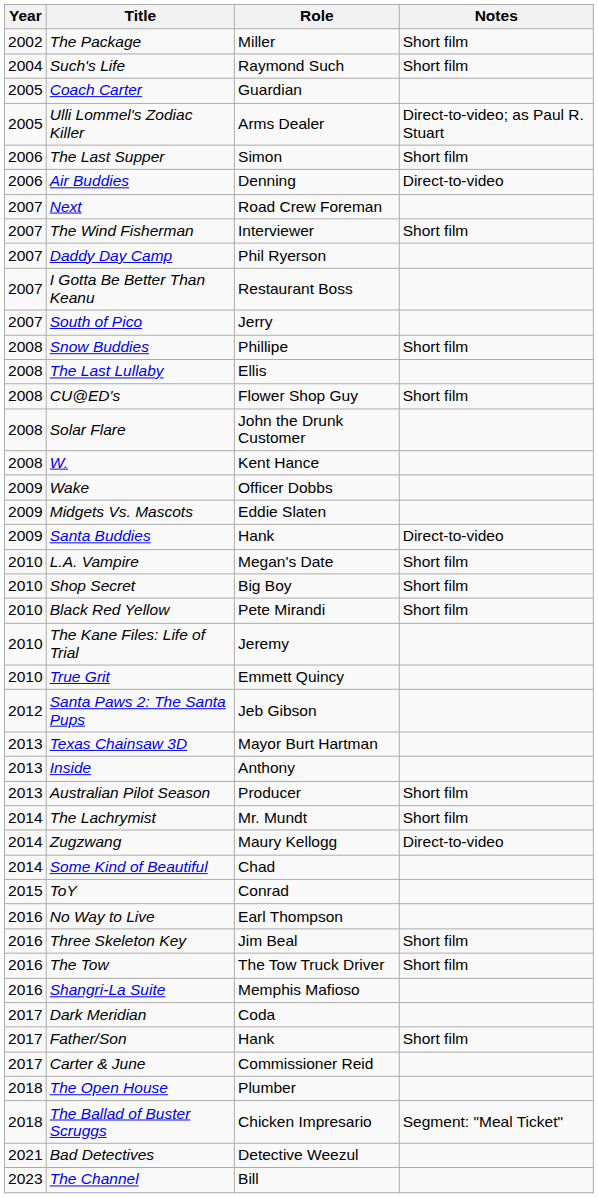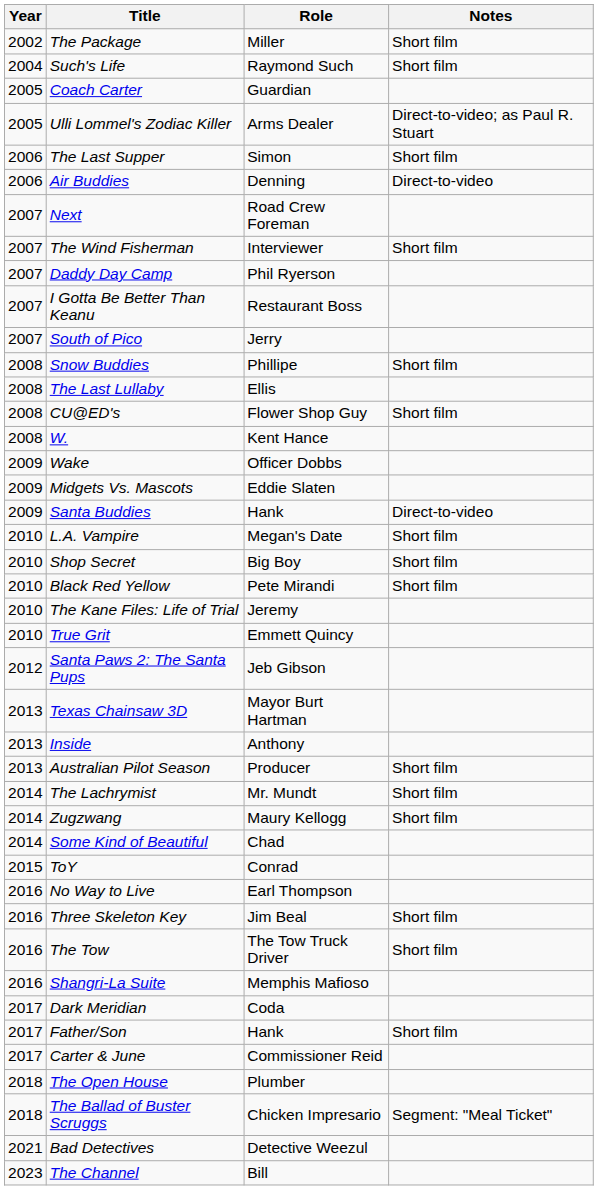- row: (88, 429)
(453, 842) Direct-to-video -> (425, 817) Short film
